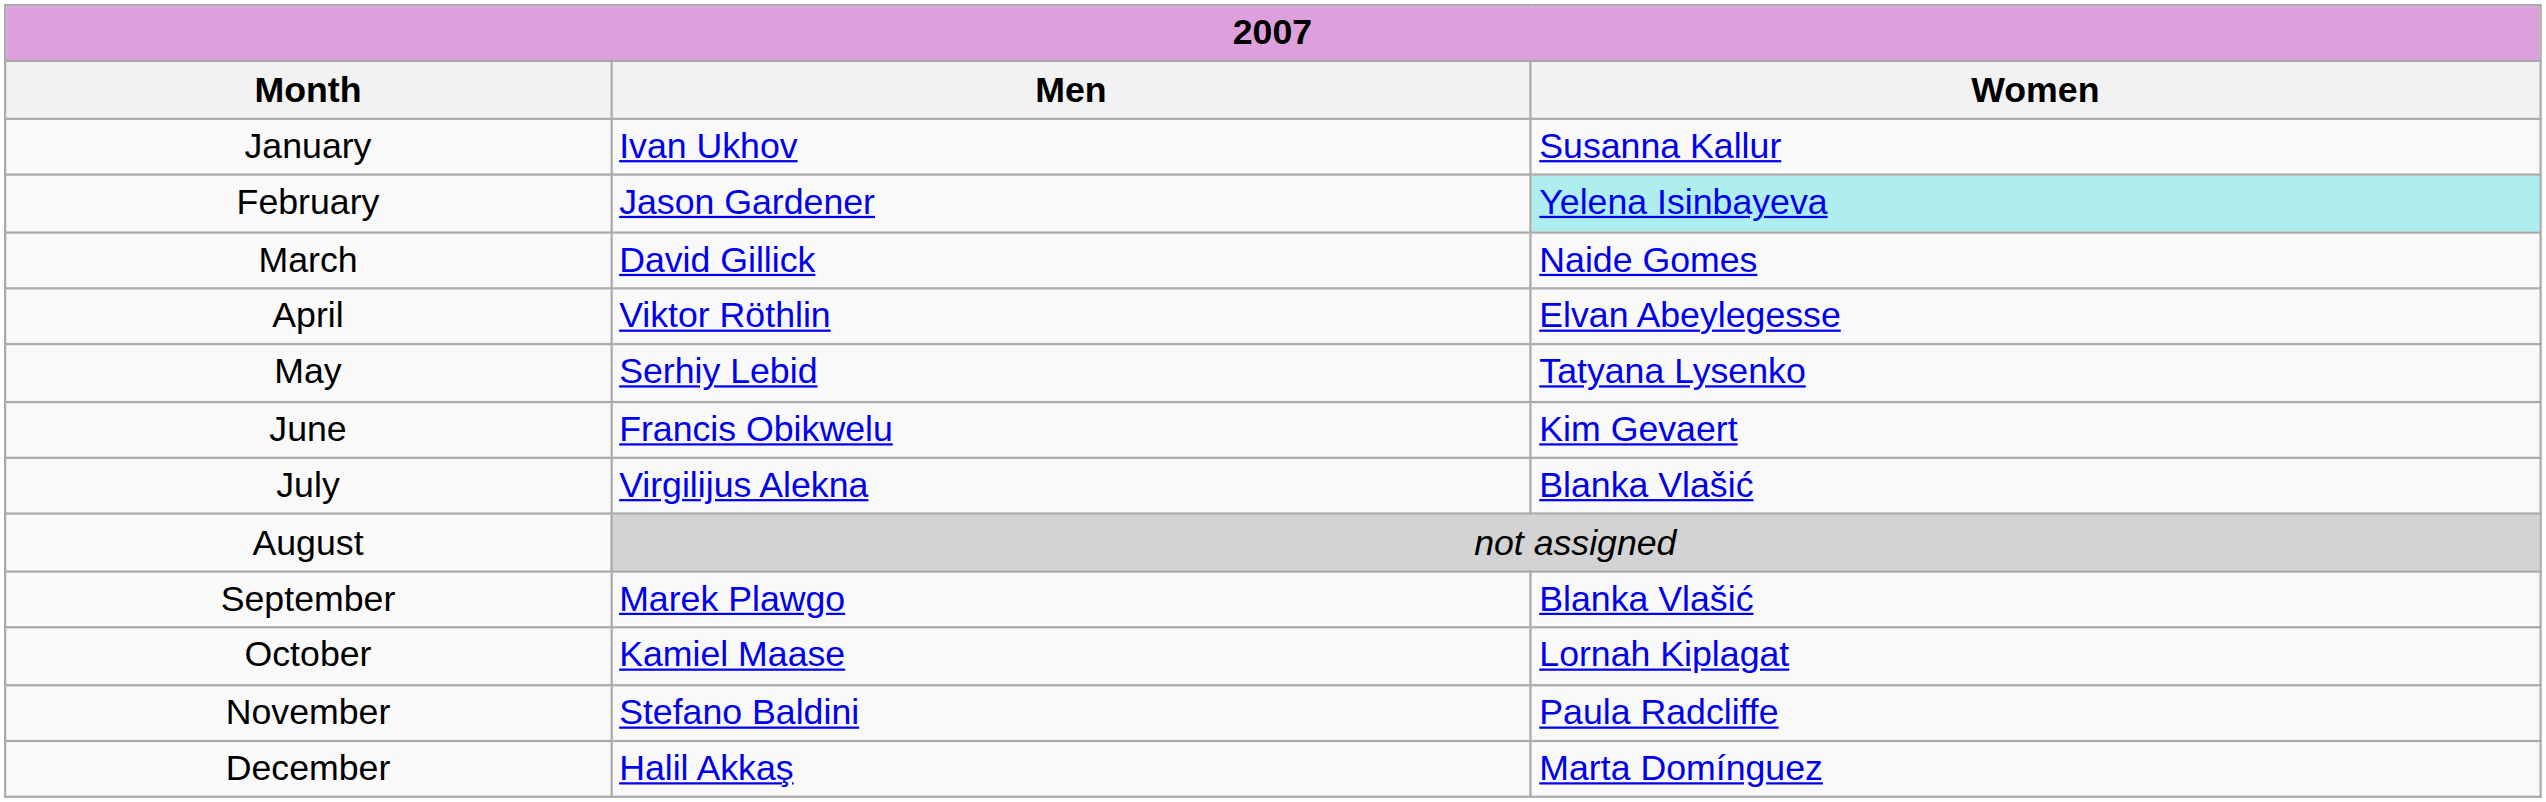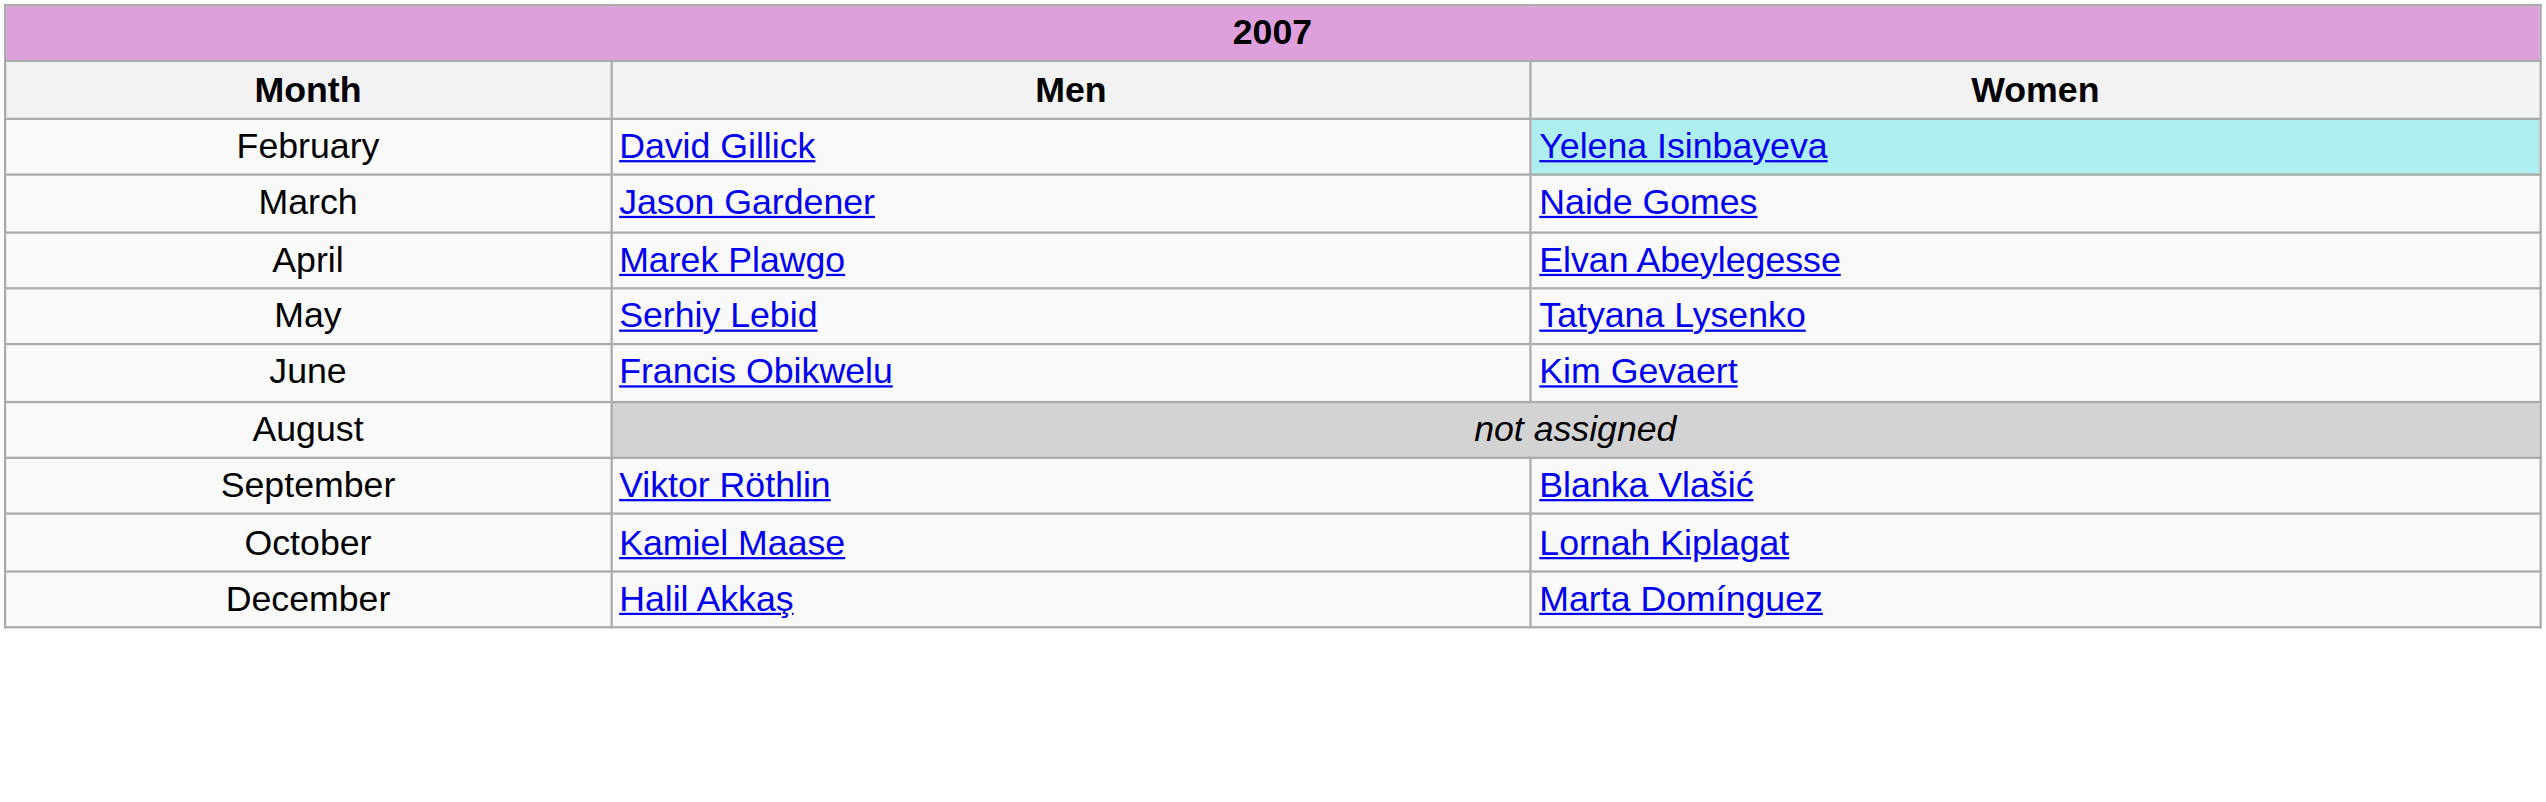- row: (308, 145)
(747, 202) Jason Gardener -> (717, 145) David Gillick
(717, 259) David Gillick -> (747, 202) Jason Gardener
(725, 315) Viktor Röthlin -> (732, 259) Marek Plawgo
- row: (308, 485)
(732, 598) Marek Plawgo -> (725, 485) Viktor Röthlin
- row: (308, 711)
